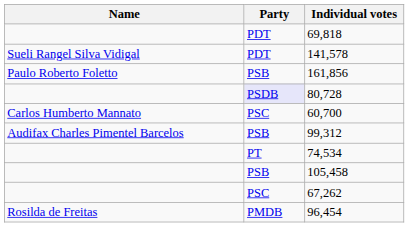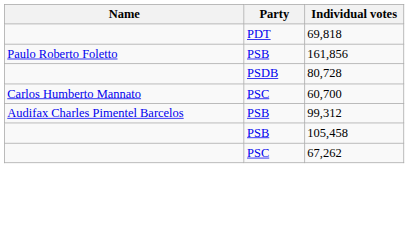- row: (328, 53)
(263, 93) lavender background -> (263, 73) no background
- row: (325, 152)
- row: (325, 212)
